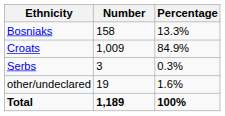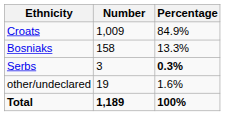rows swapped: (23, 48) <-> (30, 31)
(170, 66) normal -> (170, 66) bold
